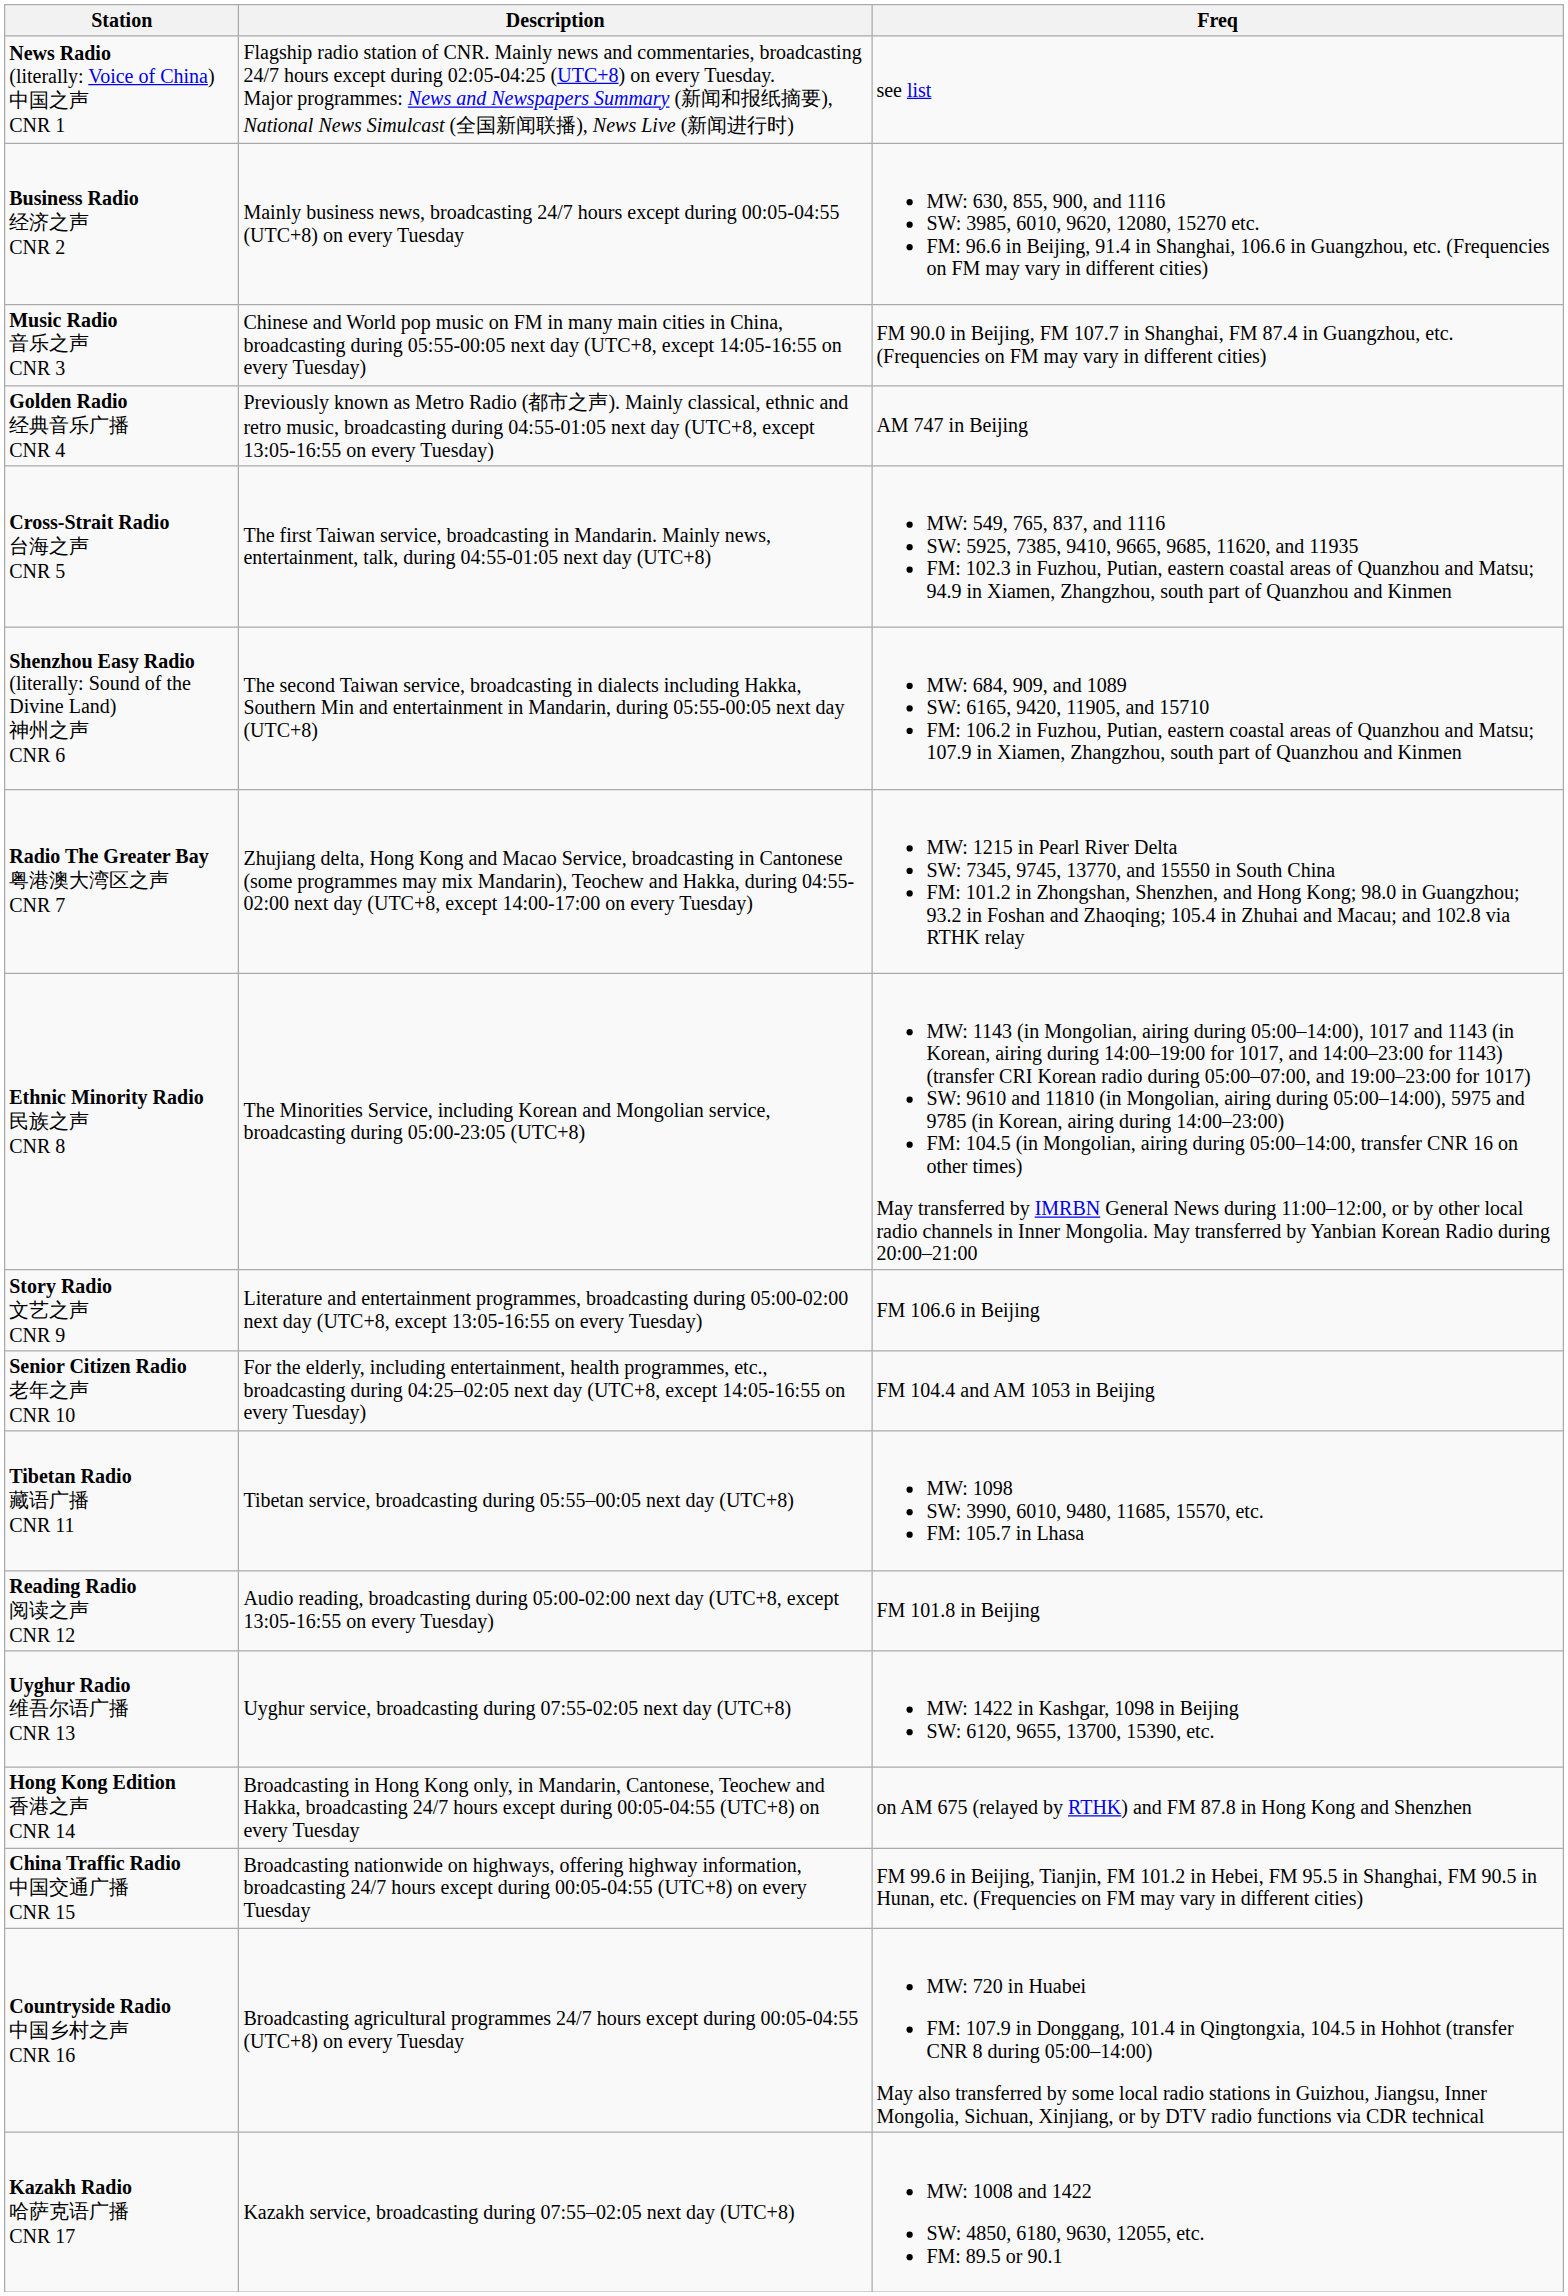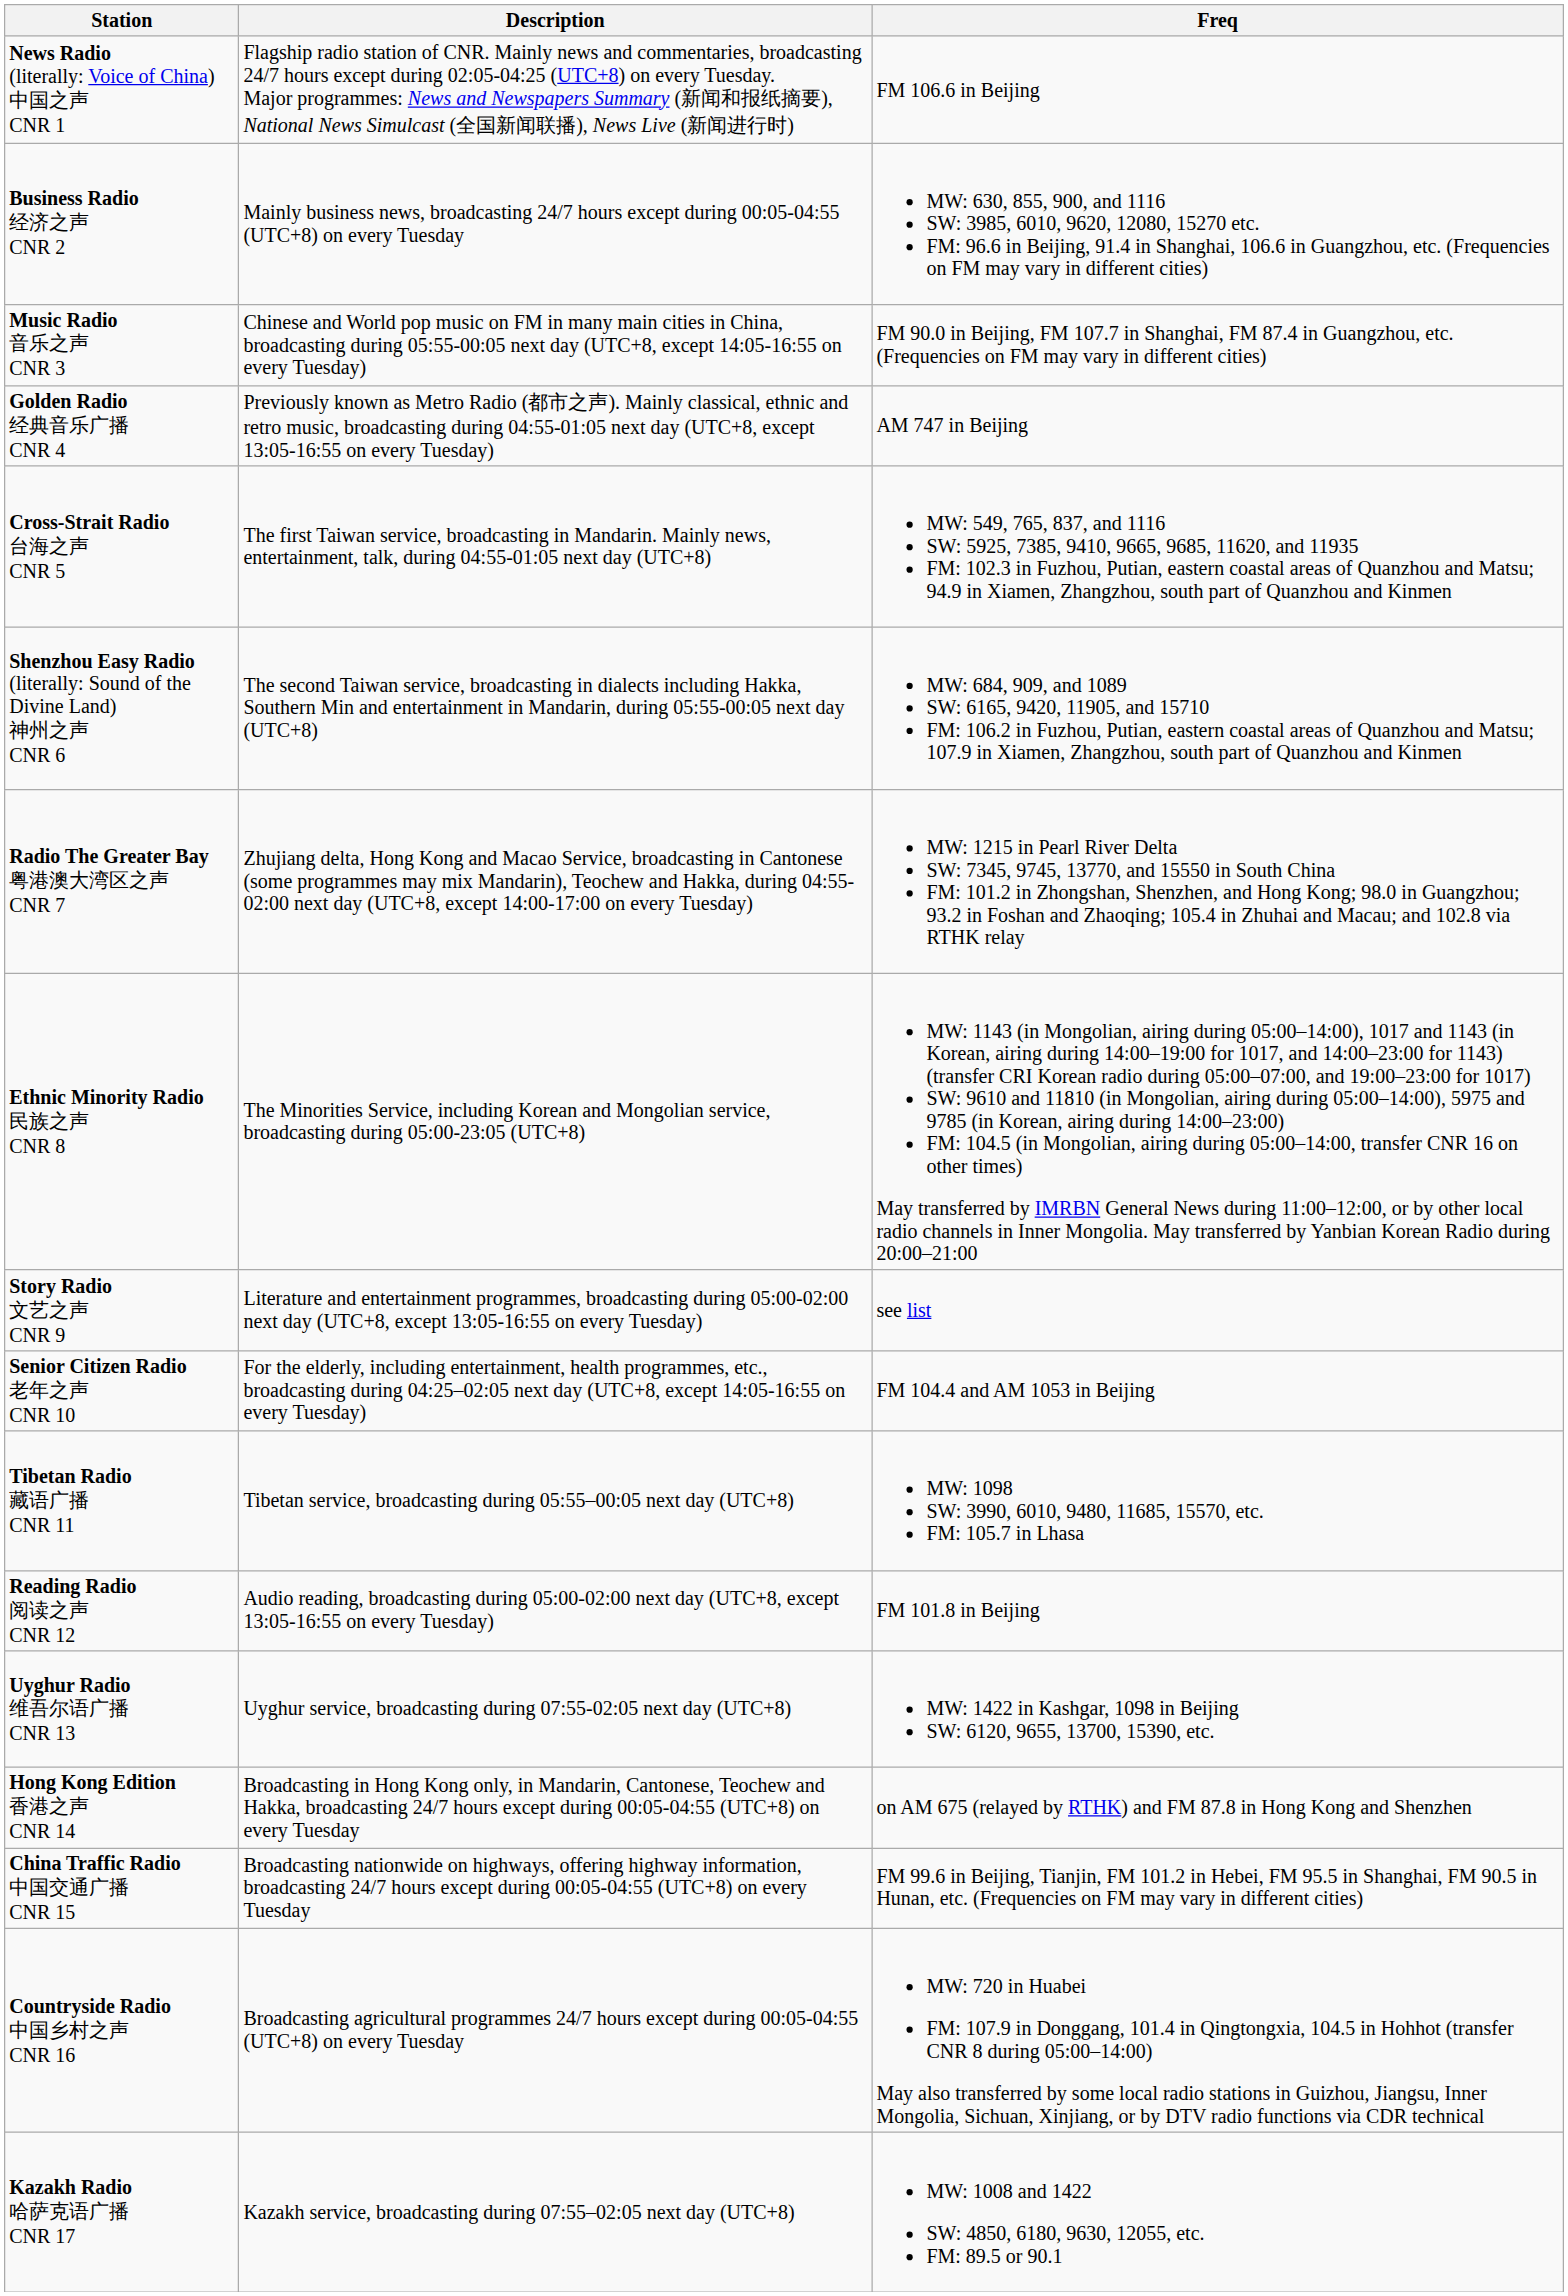(904, 89) see list -> (958, 89) FM 106.6 in Beijing
(958, 1310) FM 106.6 in Beijing -> (904, 1310) see list
